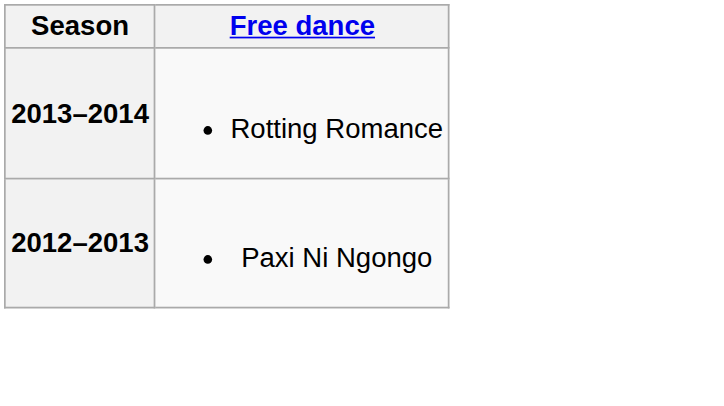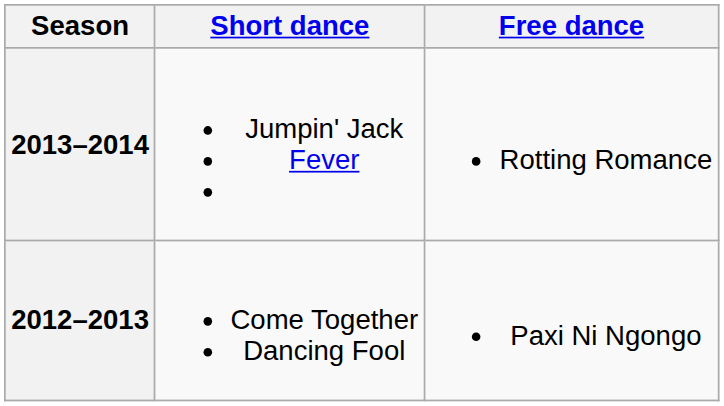+ column: (290, 26)
